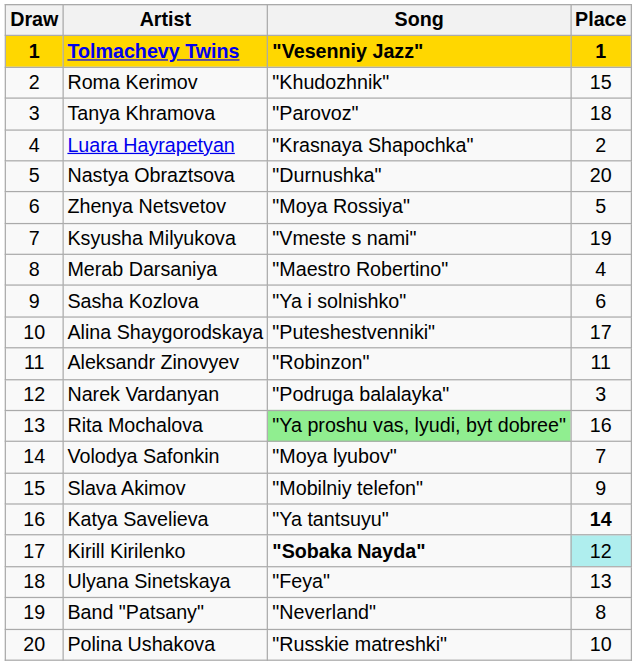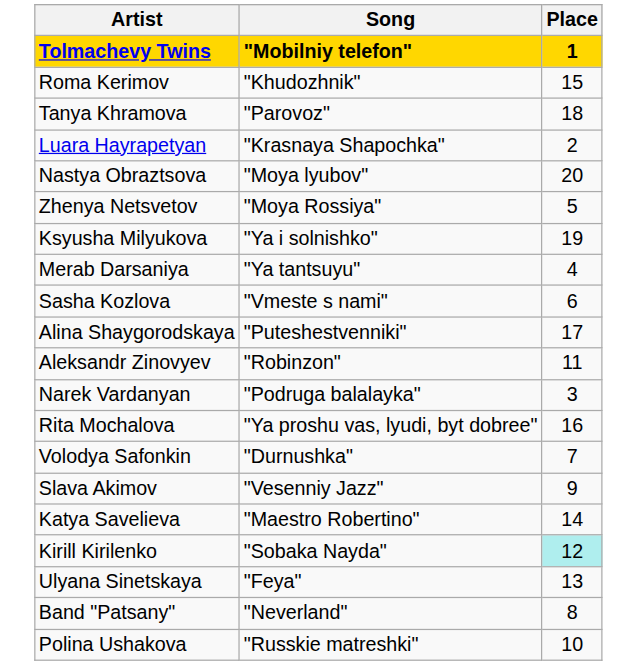- column: (34, 20)
(348, 51) "Vesenniy Jazz" -> (328, 51) "Mobilniy telefon"
(327, 176) "Durnushka" -> (306, 176) "Moya lyubov"
(344, 238) "Vmeste s nami" -> (311, 238) "Ya i solnishko"
(360, 269) "Maestro Robertino" -> (302, 269) "Ya tantsuyu"
(339, 301) "Ya i solnishko" -> (316, 301) "Vmeste s nami"
(419, 425) lightgreen background -> (391, 425) no background
(335, 457) "Moya lyubov" -> (298, 457) "Durnushka"
(348, 488) "Mobilniy telefon" -> (314, 488) "Vesenniy Jazz"
(331, 519) "Ya tantsuyu" -> (332, 519) "Maestro Robertino"
(601, 519) bold -> (572, 519) normal
(349, 550) bold -> (315, 550) normal
